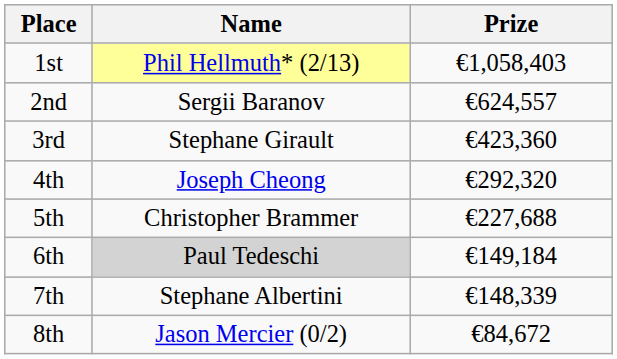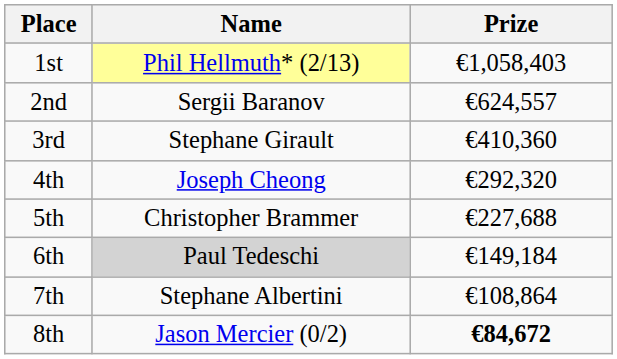(511, 140) €423,360 -> (511, 140) €410,360
(511, 295) €148,339 -> (511, 295) €108,864
(511, 334) normal -> (511, 334) bold
